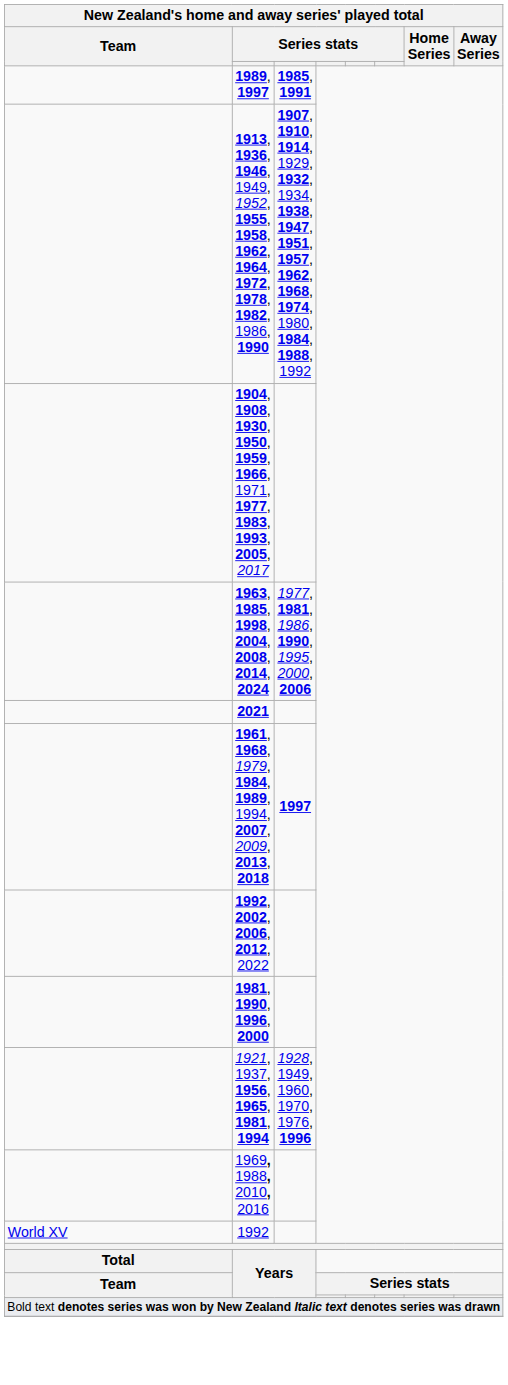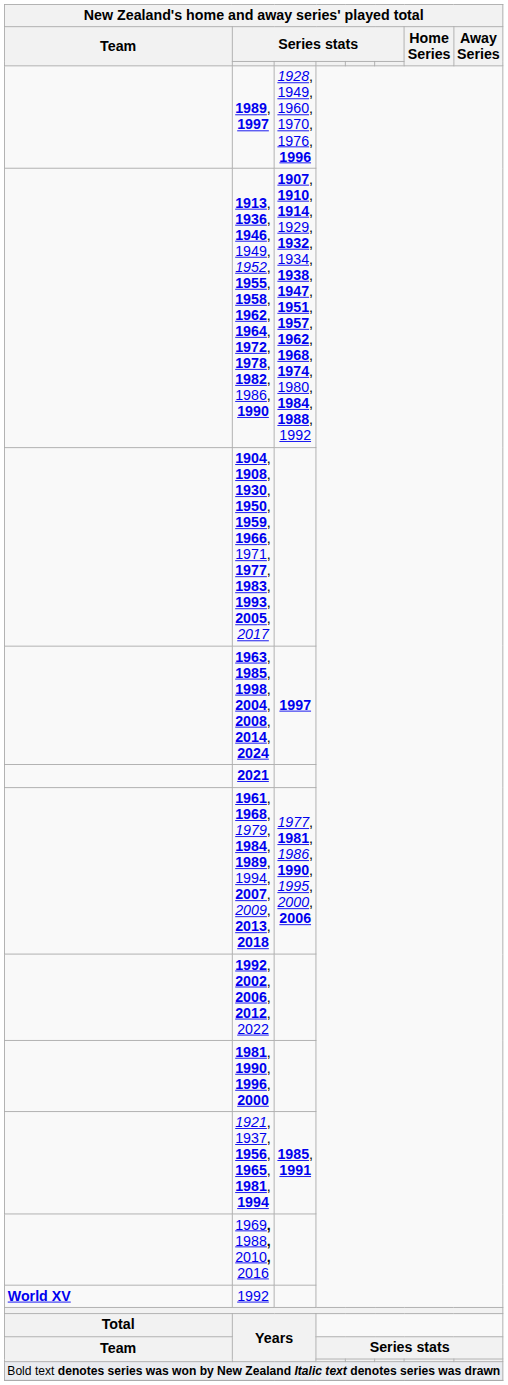(295, 84) 1985, 1991 -> (295, 117) 1928, 1949, 1960, 1970, 1976, 1996
(295, 641) 1977, 1981, 1986, 1990, 1995, 2000, 2006 -> (295, 705) 1997
(295, 806) 1997 -> (295, 870) 1977, 1981, 1986, 1990, 1995, 2000, 2006
(295, 1098) 1928, 1949, 1960, 1970, 1976, 1996 -> (295, 1162) 1985, 1991
(38, 1231) normal -> (39, 1296) bold
